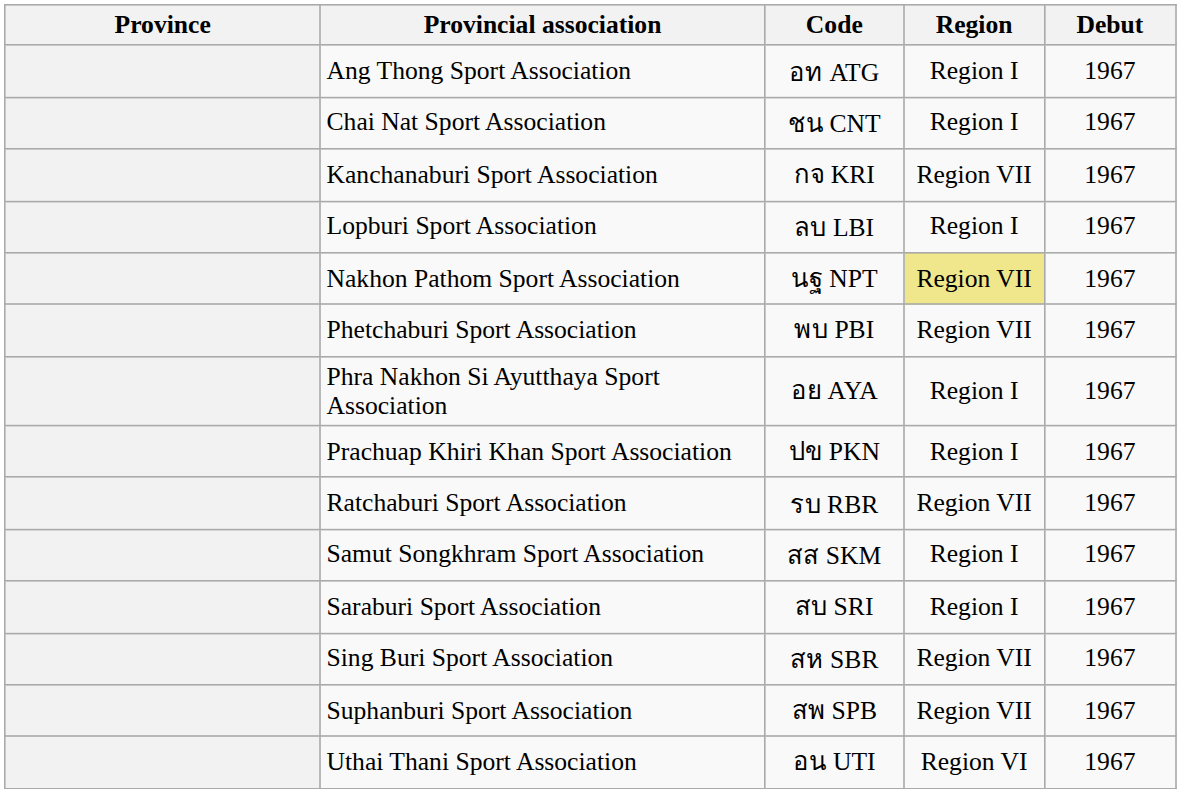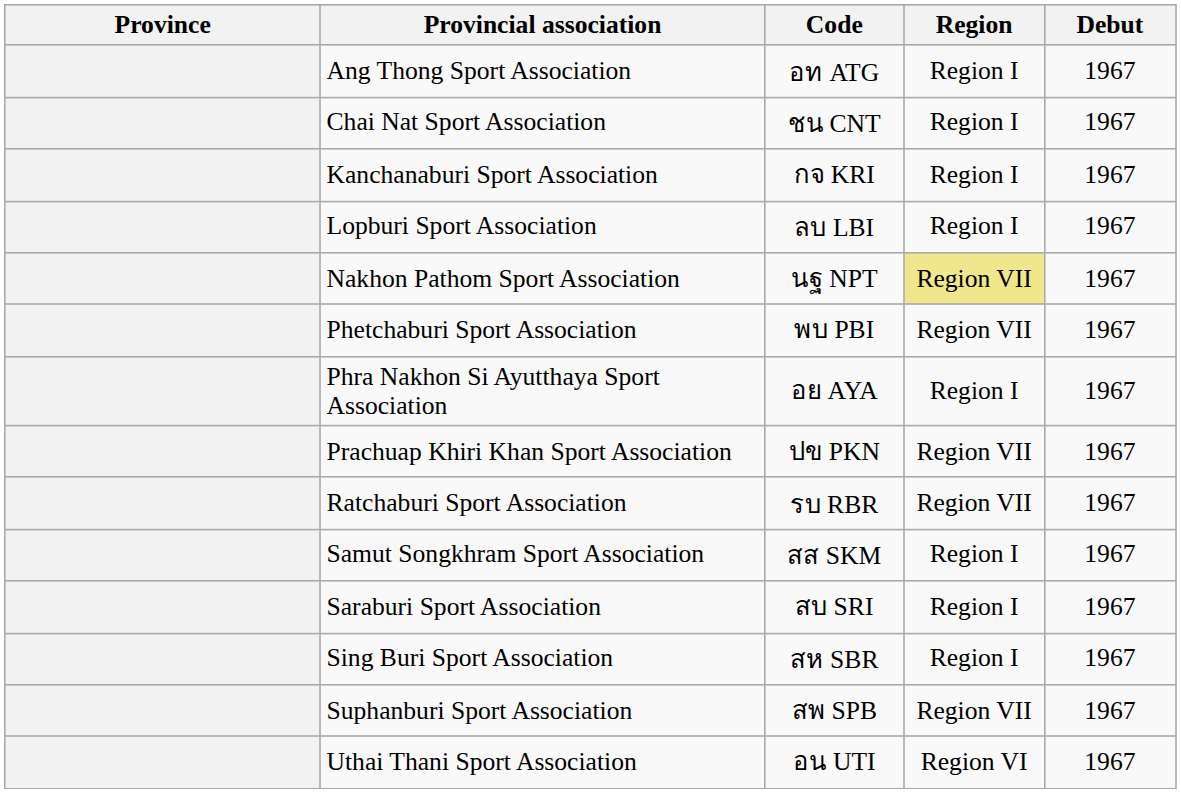(974, 174) Region VII -> (974, 174) Region I
(974, 451) Region I -> (974, 451) Region VII
(974, 658) Region VII -> (974, 658) Region I
